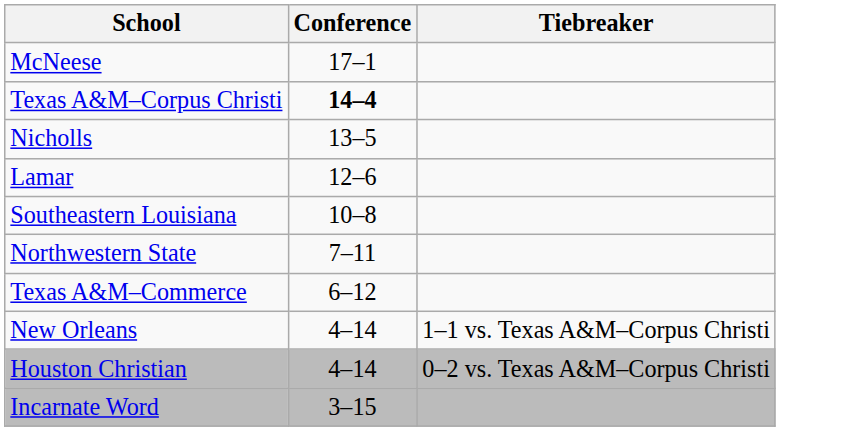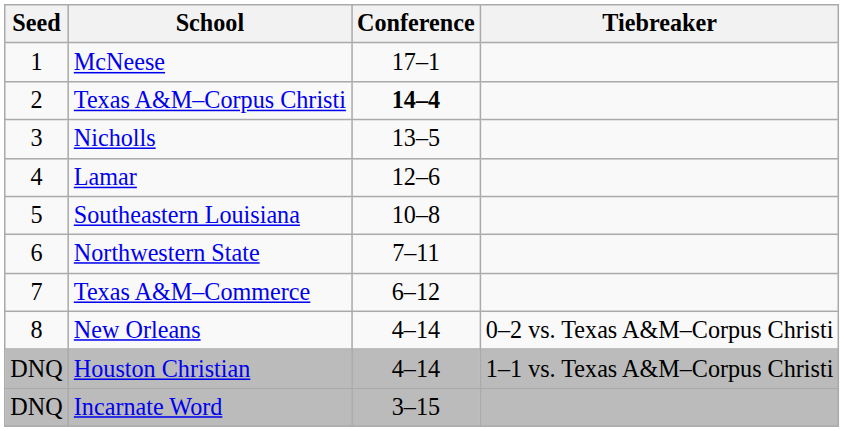+ column: (36, 23)
(596, 330) 1–1 vs. Texas A&M–Corpus Christi -> (660, 330) 0–2 vs. Texas A&M–Corpus Christi
(596, 368) 0–2 vs. Texas A&M–Corpus Christi -> (660, 368) 1–1 vs. Texas A&M–Corpus Christi
